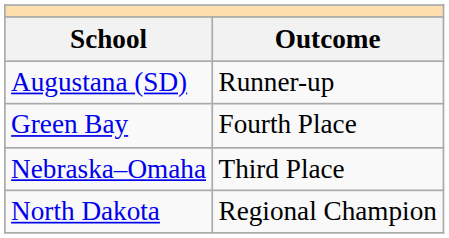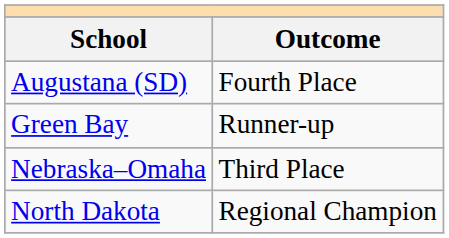(276, 81) Runner-up -> (288, 81) Fourth Place
(288, 125) Fourth Place -> (276, 125) Runner-up
